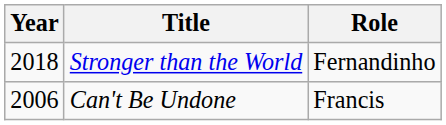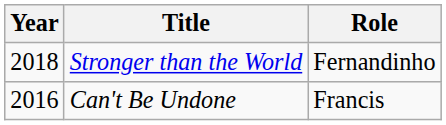(34, 100) 2006 -> (34, 100) 2016
